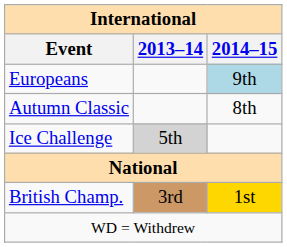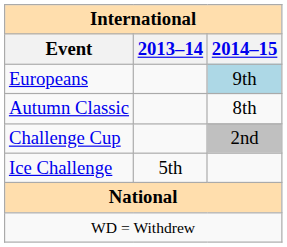+ row: (65, 138)
(170, 138) lightgrey background -> (170, 167) no background
- row: (66, 197)
